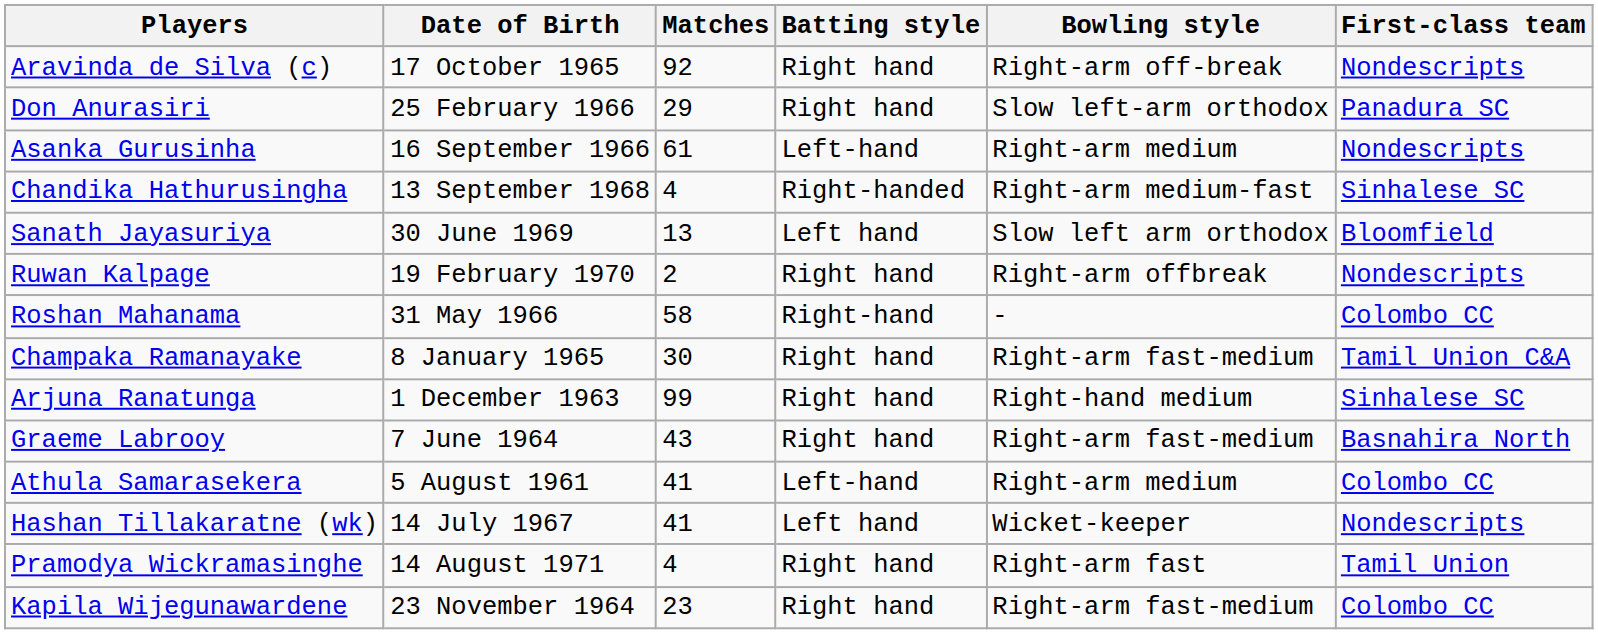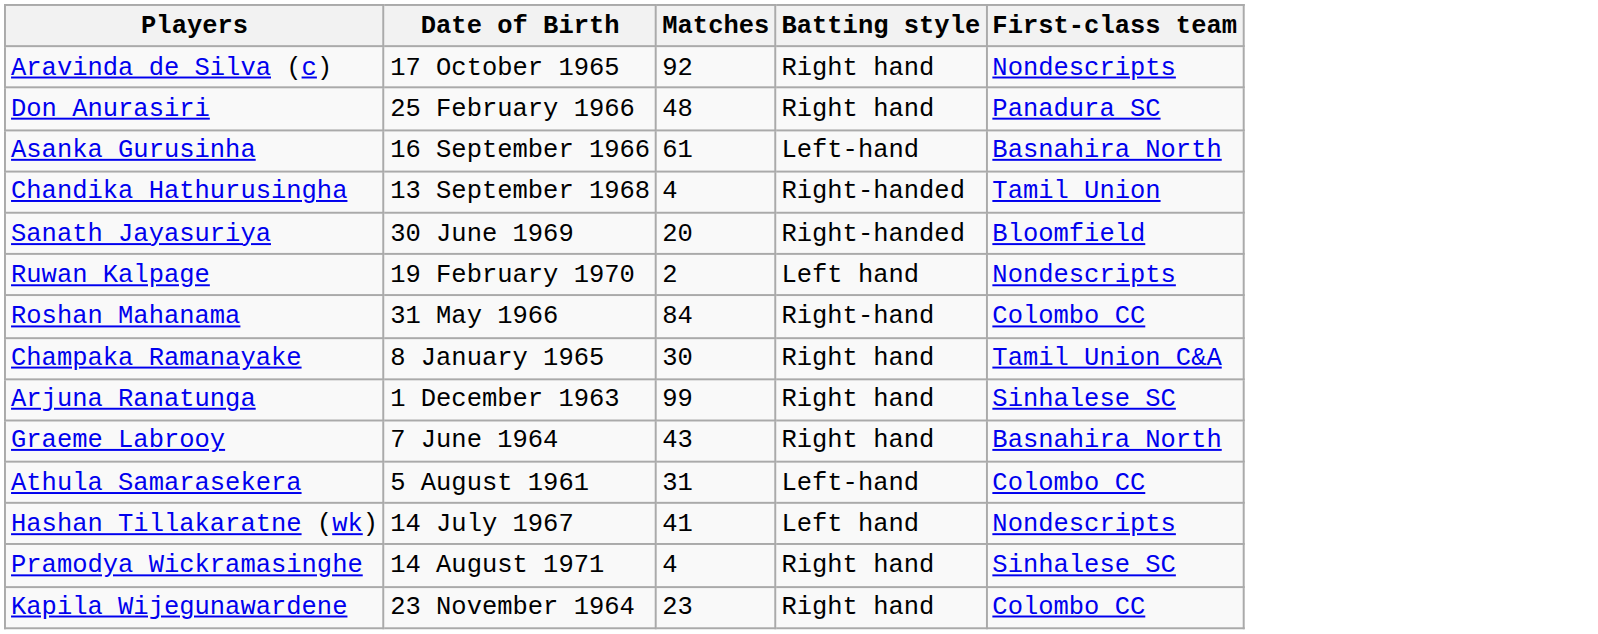- column: (1161, 26)
(678, 109) 29 -> (678, 109) 48
(1433, 150) Nondescripts -> (1107, 150) Basnahira North
(1433, 192) Sinhalese SC -> (1076, 192) Tamil Union
(678, 233) 13 -> (678, 233) 20
(850, 233) Left hand -> (873, 233) Right-handed
(858, 275) Right hand -> (850, 275) Left hand
(678, 316) 58 -> (678, 316) 84
(678, 483) 41 -> (678, 483) 31
(1425, 566) Tamil Union -> (1084, 566) Sinhalese SC
